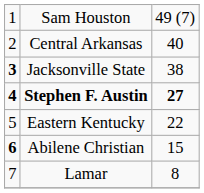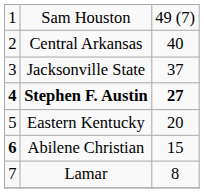(12, 69) bold -> (12, 69) normal
(175, 69) 38 -> (175, 69) 37
(175, 122) 22 -> (175, 122) 20
